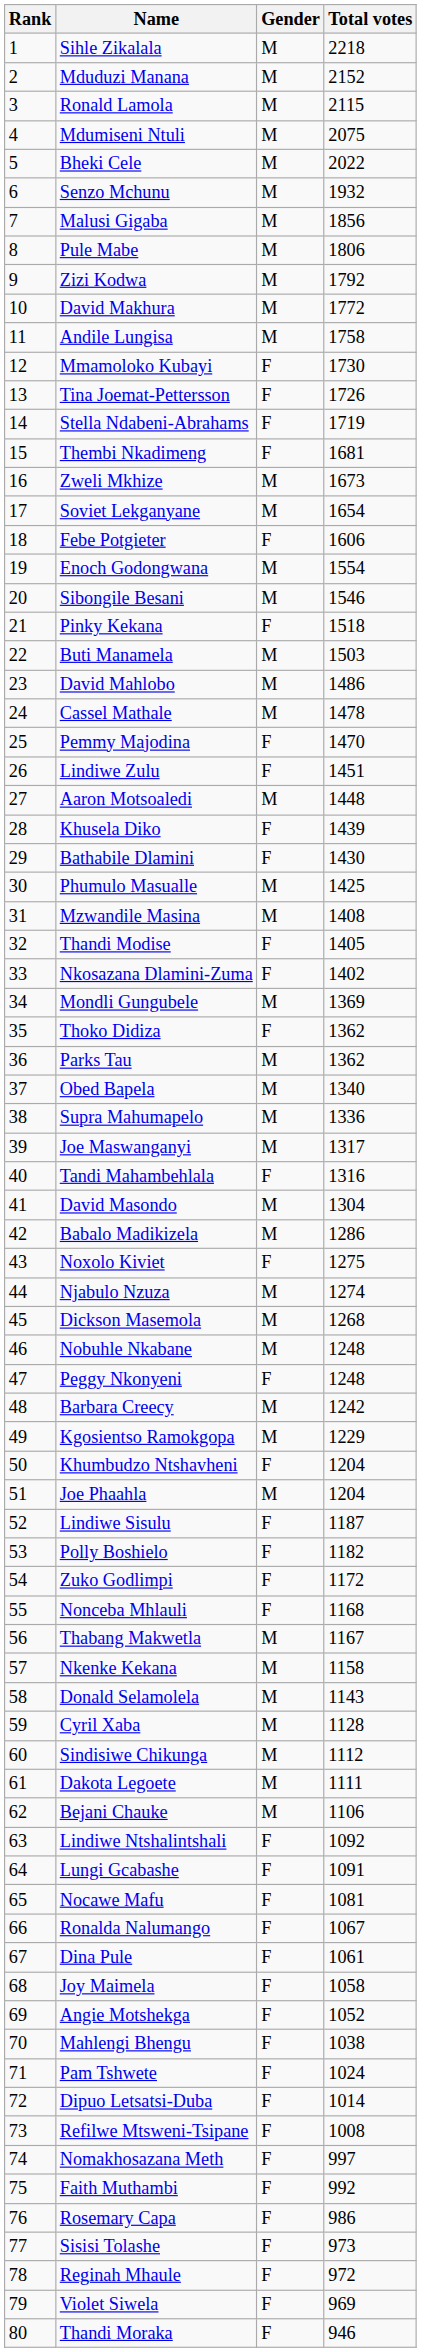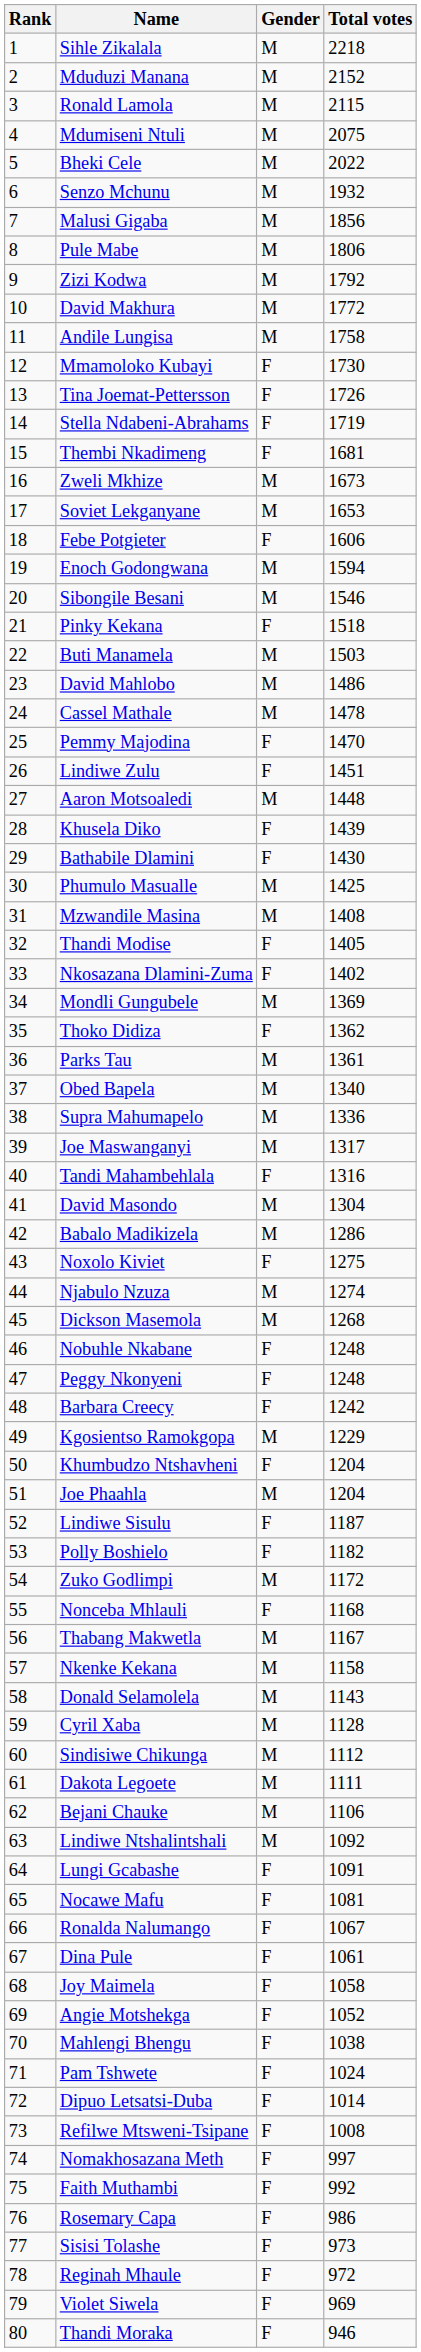(347, 510) 1654 -> (347, 510) 1653
(347, 568) 1554 -> (347, 568) 1594
(347, 1060) 1362 -> (347, 1060) 1361
(269, 1349) M -> (266, 1349) F
(269, 1407) M -> (266, 1407) F
(266, 1581) F -> (269, 1581) M
(266, 1841) F -> (269, 1841) M
